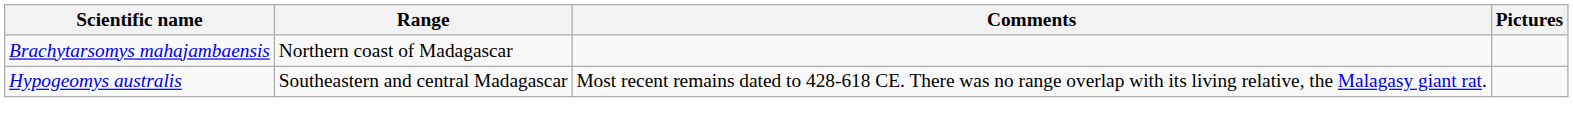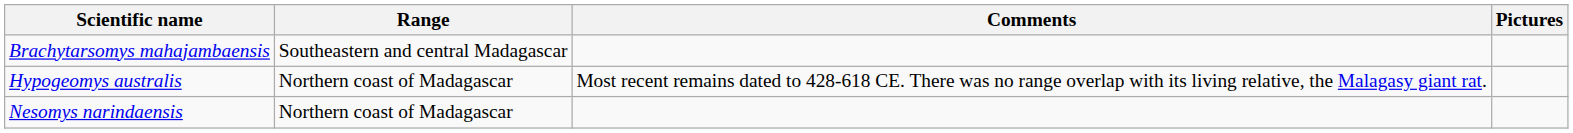(396, 50) Northern coast of Madagascar -> (423, 50) Southeastern and central Madagascar
(423, 81) Southeastern and central Madagascar -> (396, 81) Northern coast of Madagascar
+ row: (96, 111)
